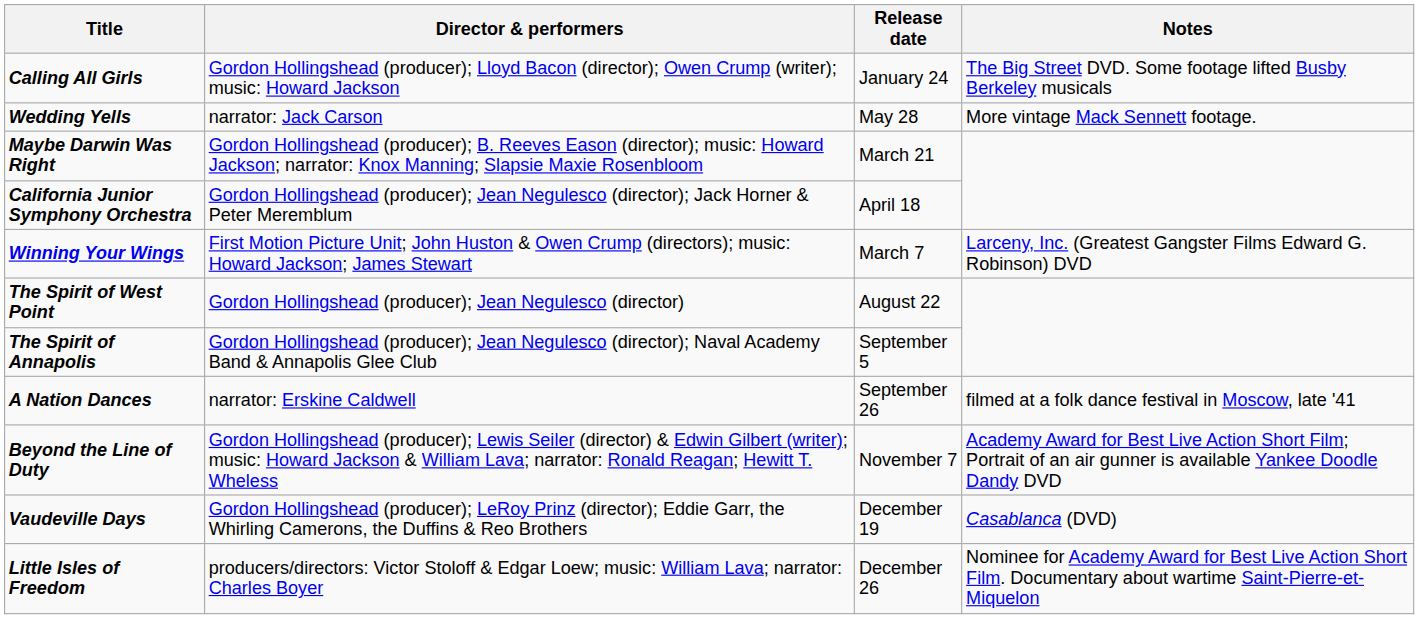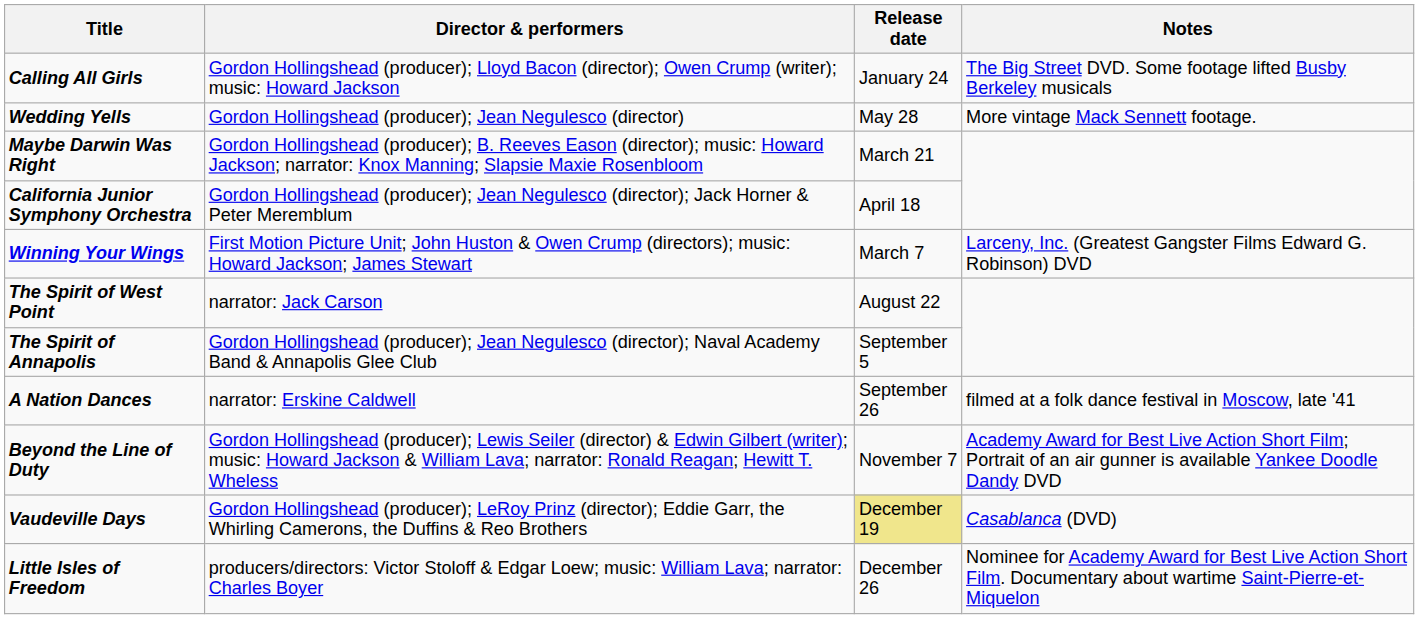(296, 116) narrator: Jack Carson -> (446, 116) Gordon Hollingshead (producer); Jean Negulesco (director)
(446, 302) Gordon Hollingshead (producer); Jean Negulesco (director) -> (296, 302) narrator: Jack Carson
(901, 519) no background -> (901, 519) khaki background
